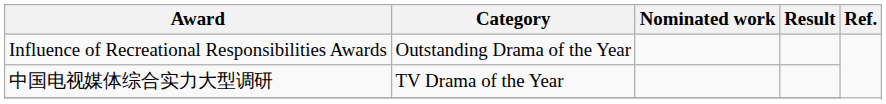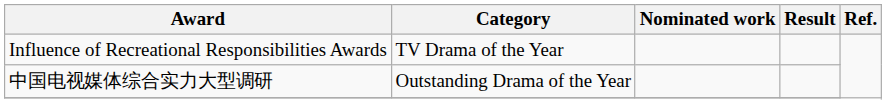(513, 49) Outstanding Drama of the Year -> (479, 49) TV Drama of the Year
(479, 81) TV Drama of the Year -> (513, 81) Outstanding Drama of the Year
